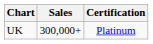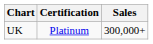columns swapped: (116, 13) <-> (60, 13)
